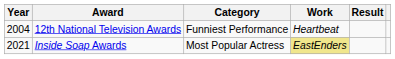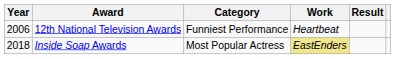(18, 29) 2004 -> (18, 29) 2006
(18, 45) 2021 -> (18, 45) 2018
